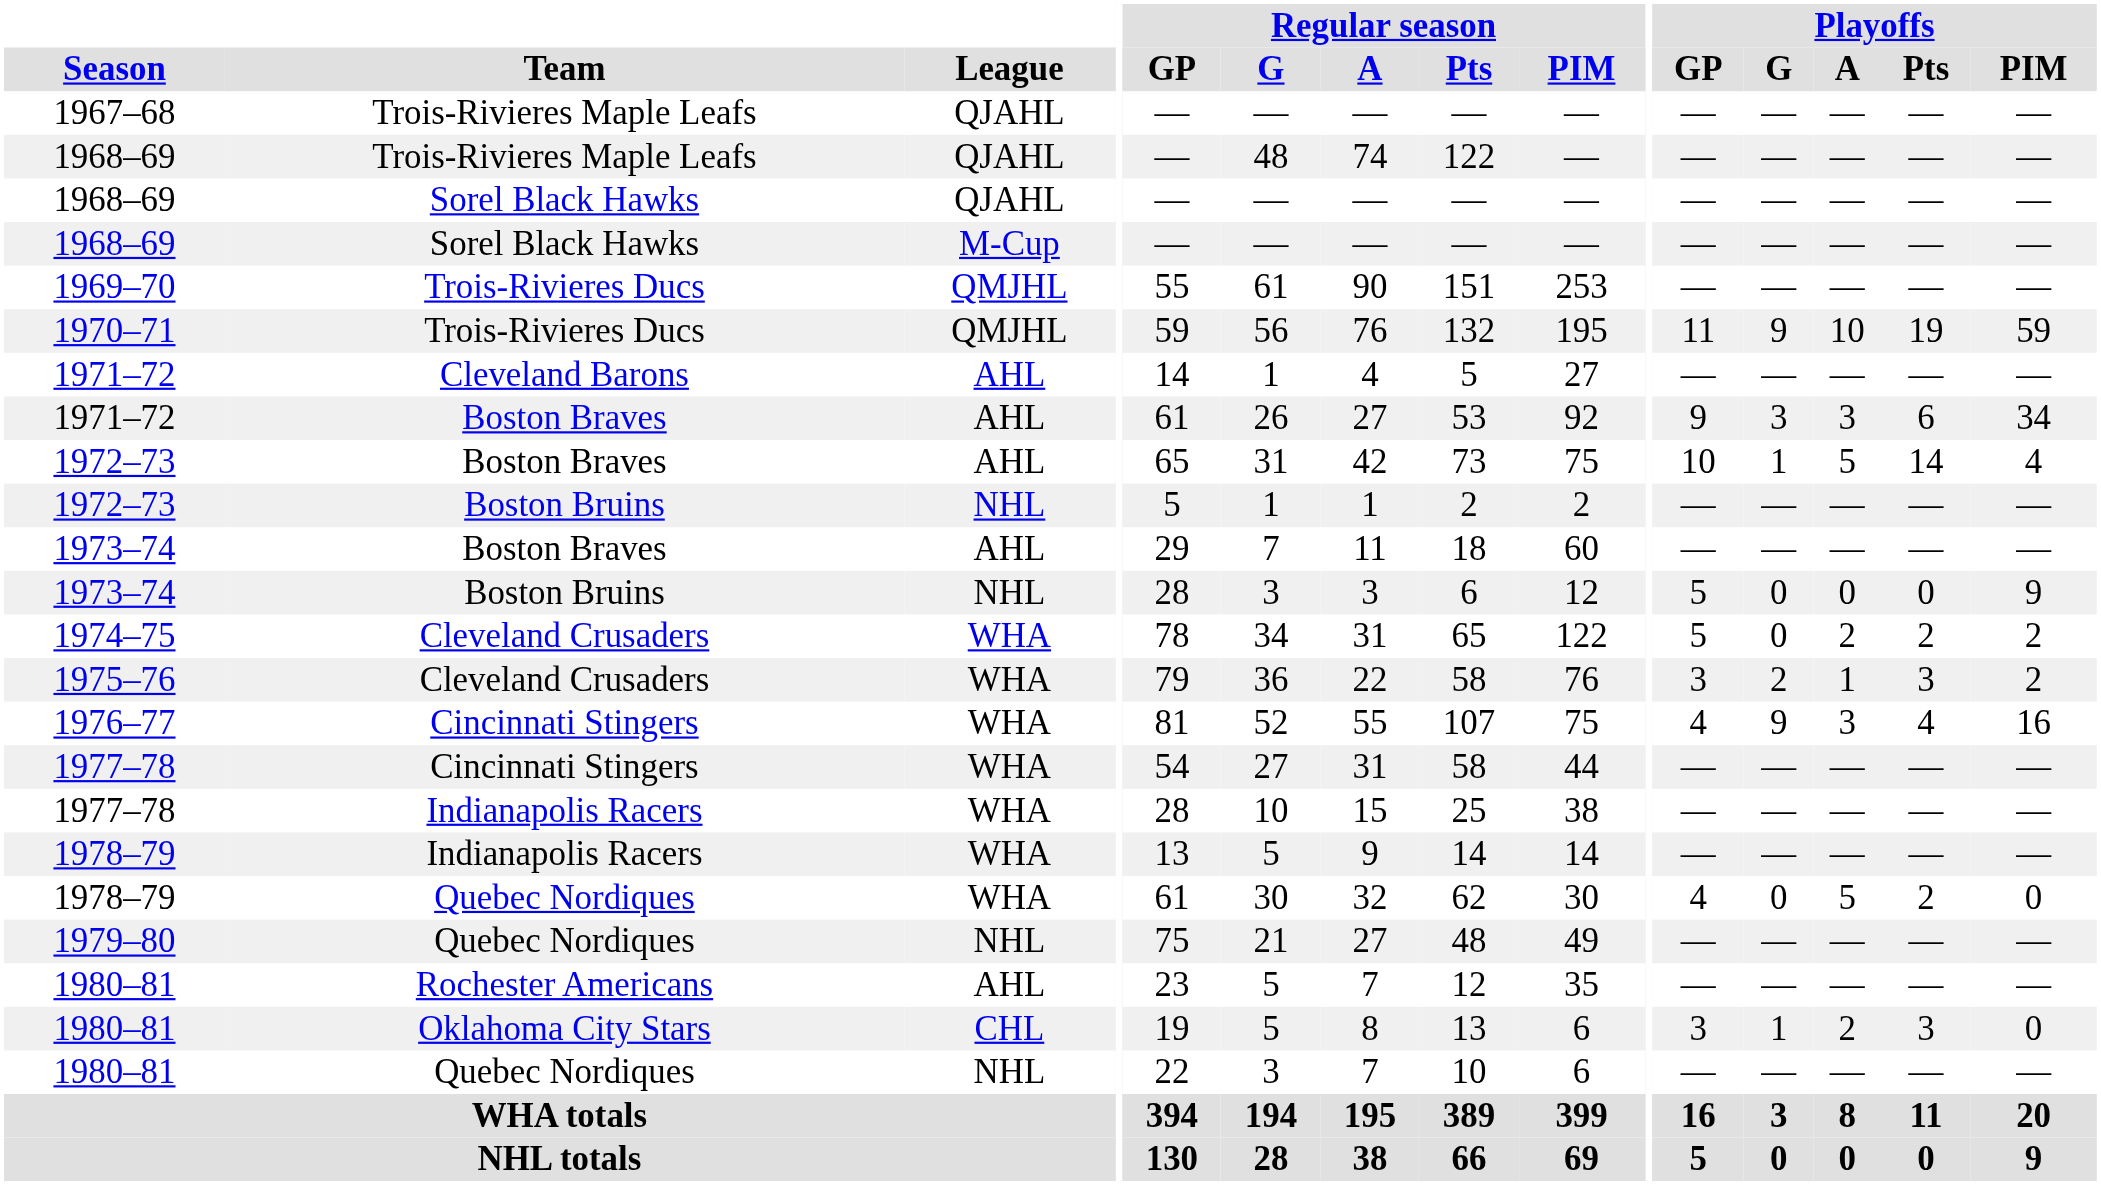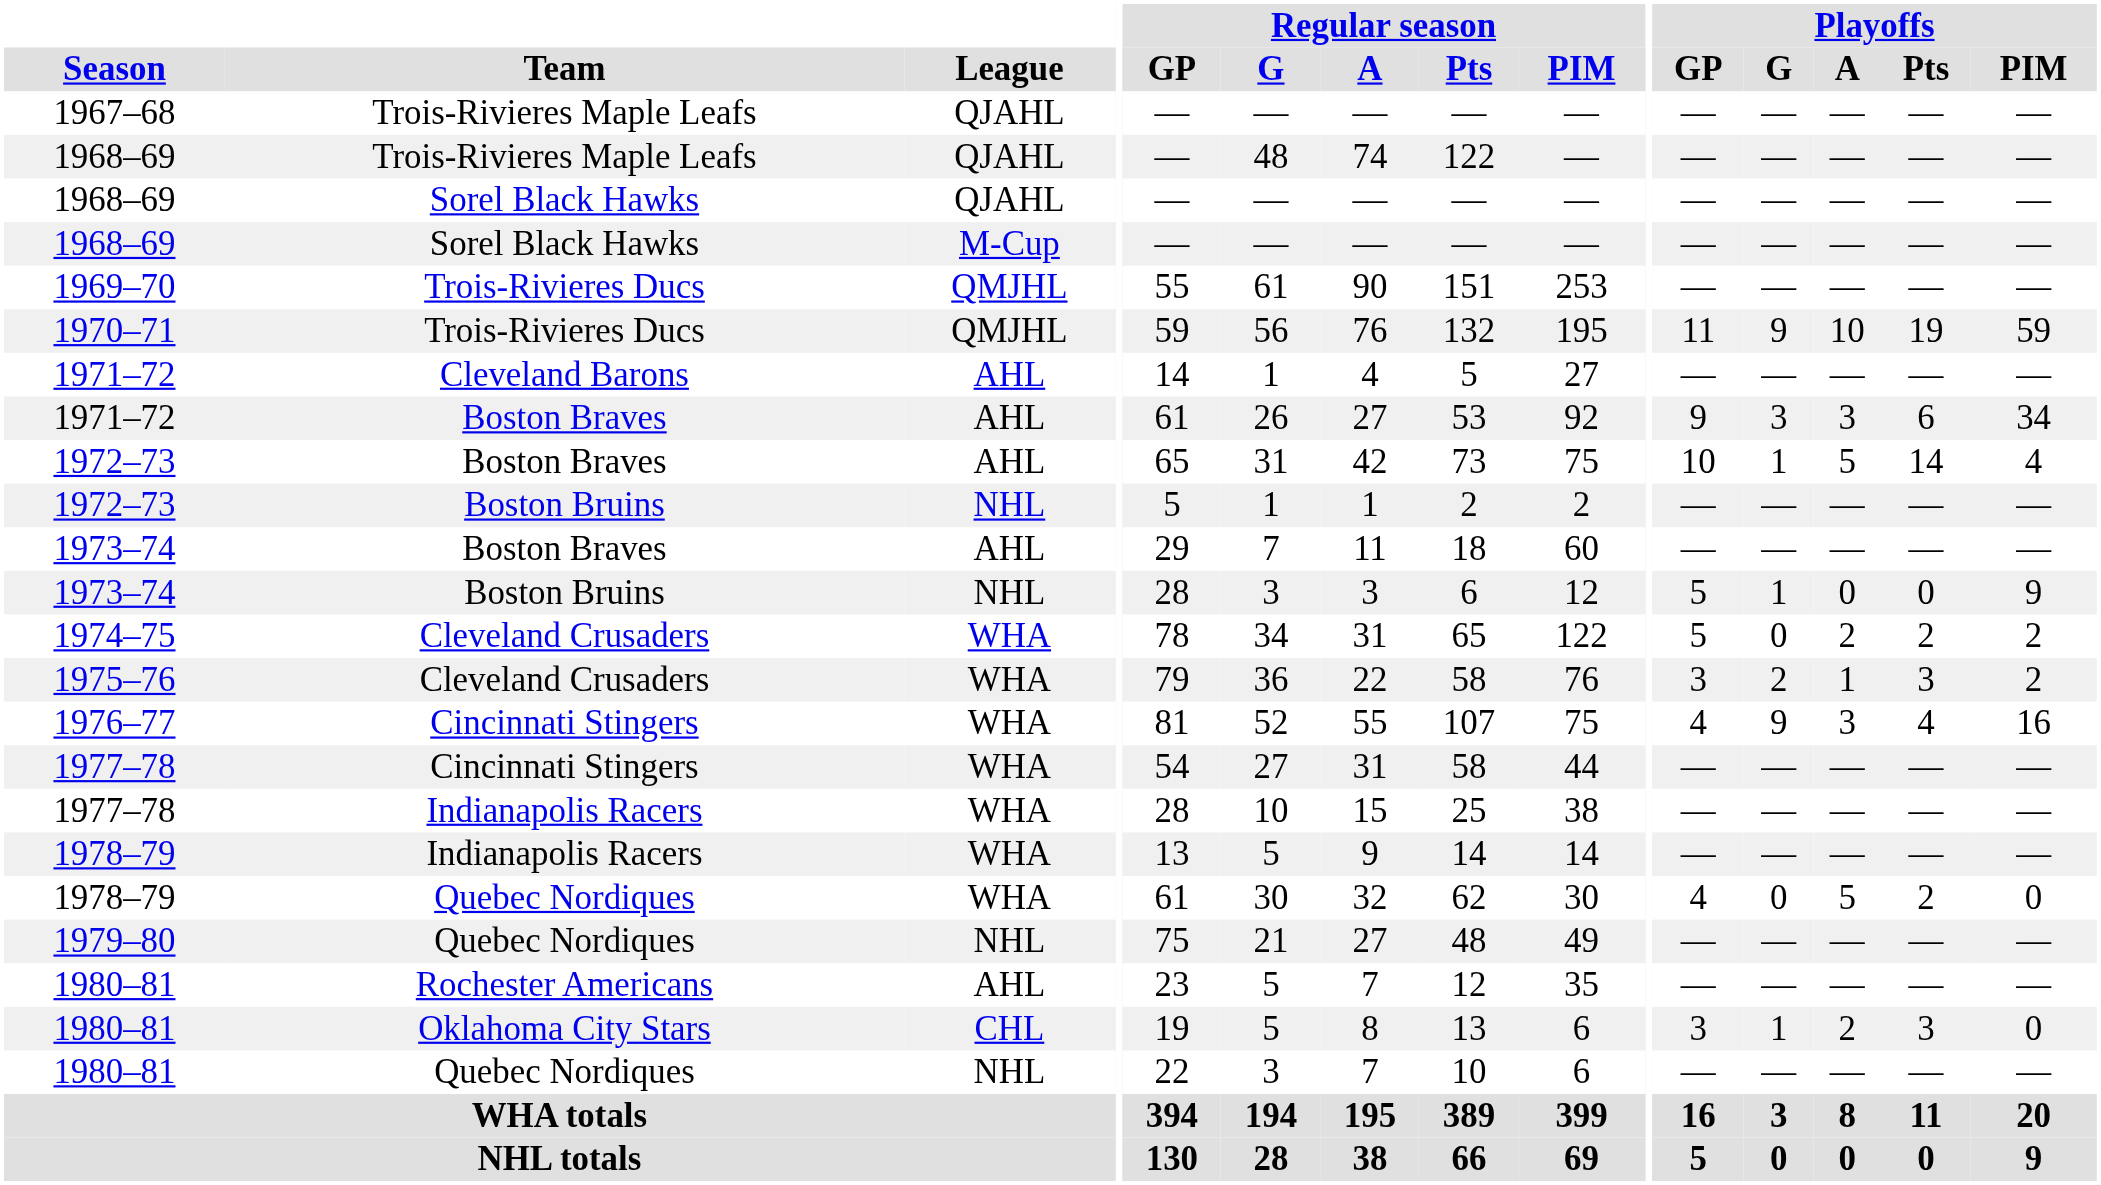(1779, 592) 0 -> (1779, 592) 1
